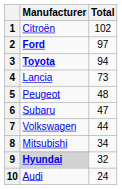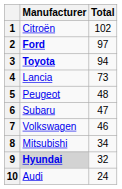(103, 126) 44 -> (103, 126) 46
